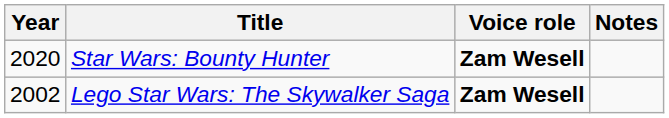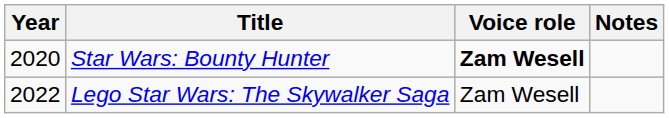(35, 94) 2002 -> (35, 94) 2022
(522, 94) bold -> (520, 94) normal
